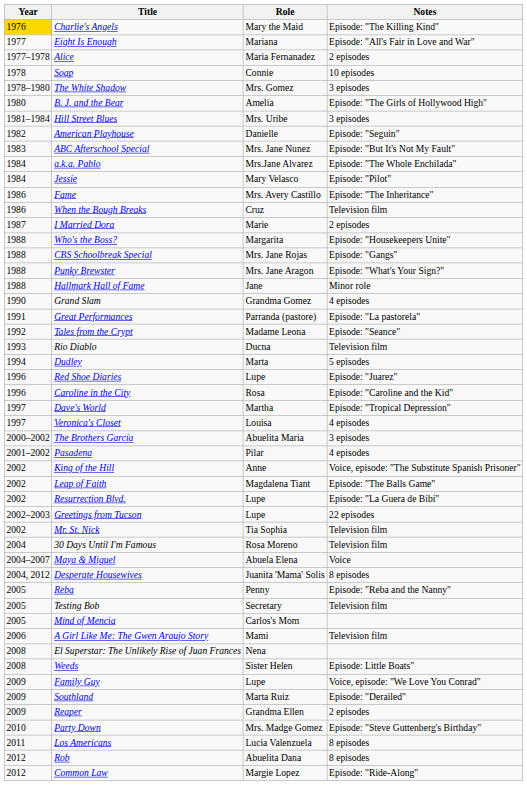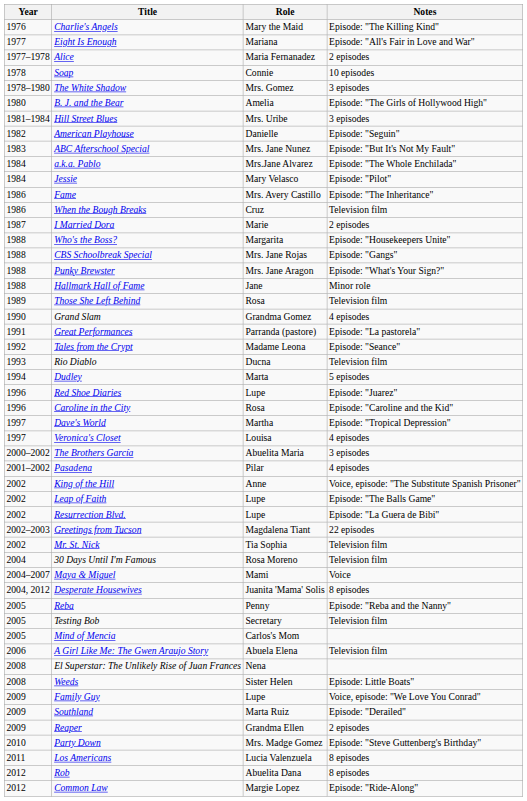(16, 27) gold background -> (16, 27) no background
+ row: (97, 301)
(278, 484) Magdalena Tiant -> (255, 499) Lupe
(255, 514) Lupe -> (278, 529) Magdalena Tiant
(271, 560) Abuela Elena -> (257, 575) Mami
(257, 636) Mami -> (271, 651) Abuela Elena
